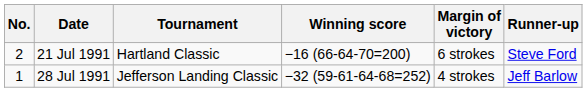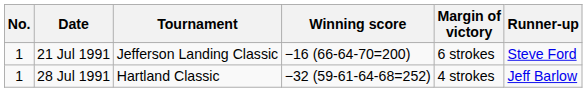(19, 54) 2 -> (19, 54) 1
(168, 54) Hartland Classic -> (197, 54) Jefferson Landing Classic
(197, 76) Jefferson Landing Classic -> (168, 76) Hartland Classic
